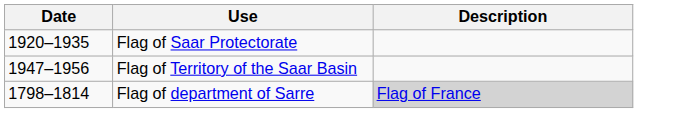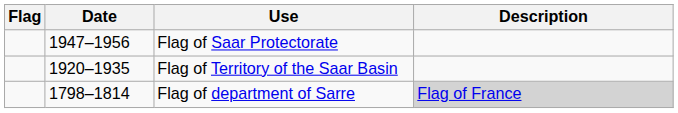+ column: (25, 17)
(49, 42) 1920–1935 -> (89, 42) 1947–1956
(49, 68) 1947–1956 -> (89, 68) 1920–1935
